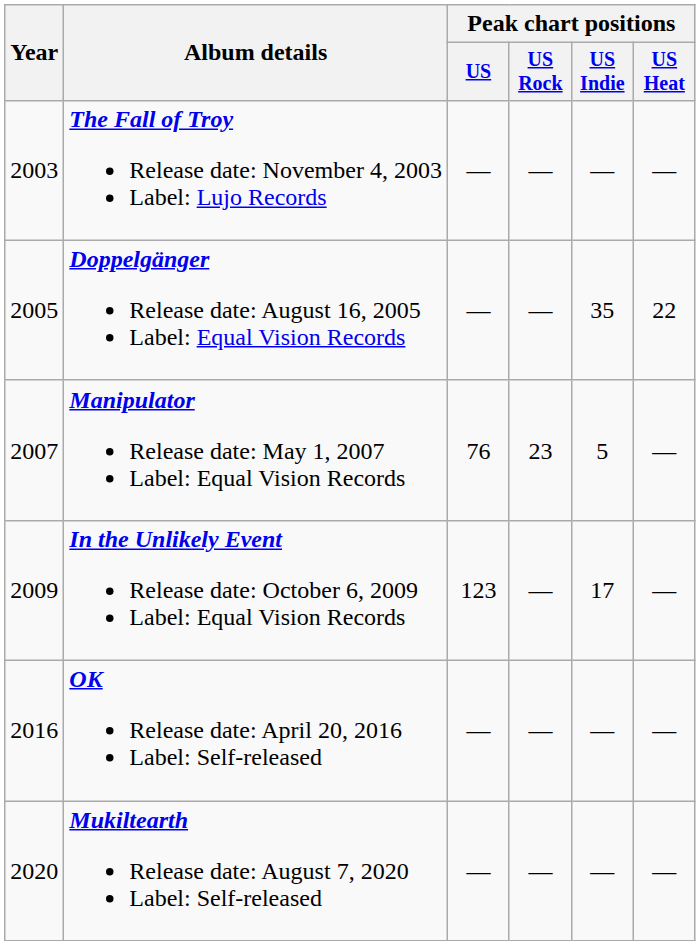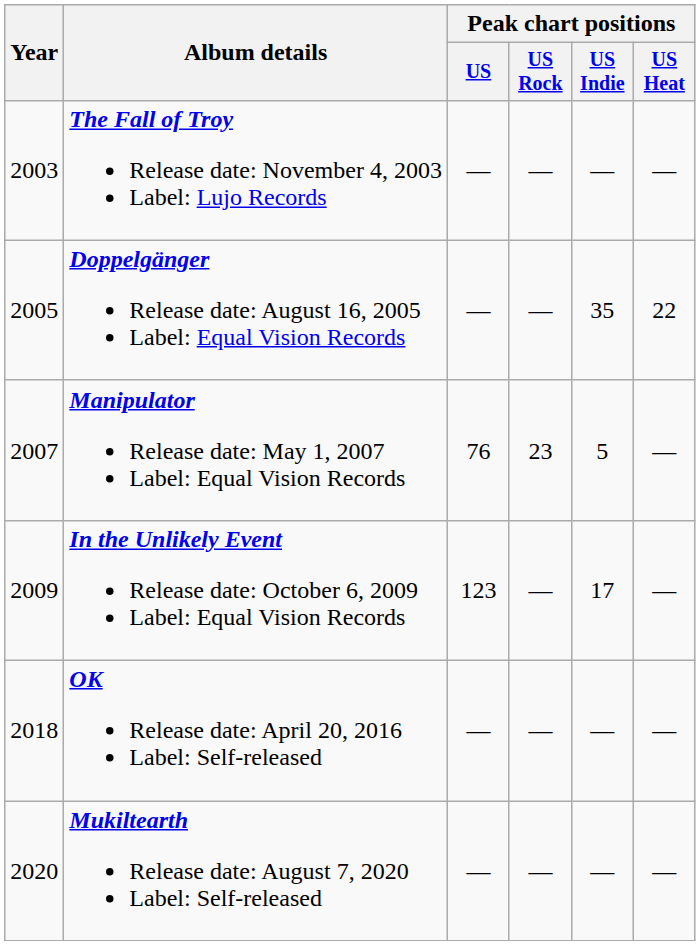(34, 730) 2016 -> (34, 730) 2018
